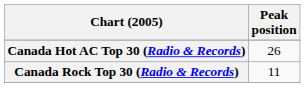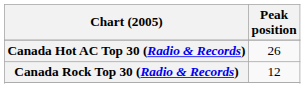(274, 72) 11 -> (274, 72) 12
